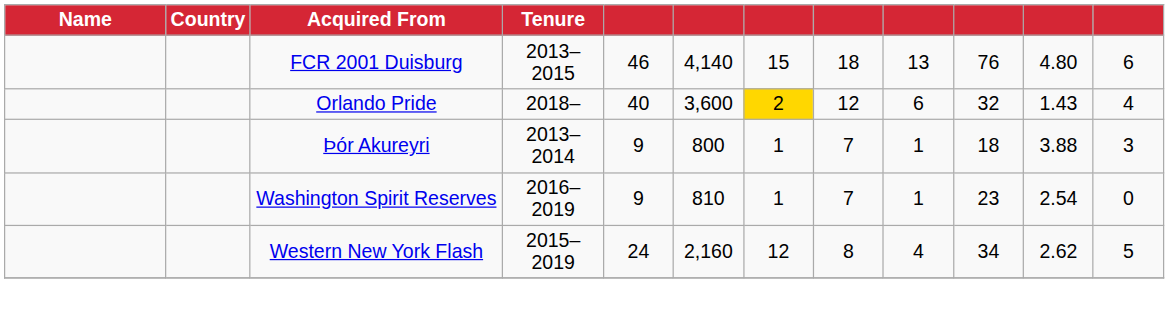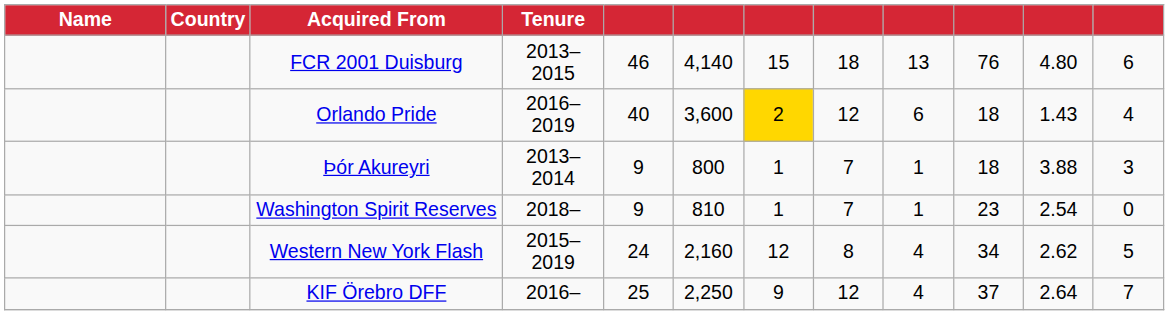(553, 103) 2018– -> (553, 114) 2016–2019
(988, 103) 32 -> (988, 114) 18
(553, 198) 2016–2019 -> (553, 209) 2018–
+ row: (376, 293)
